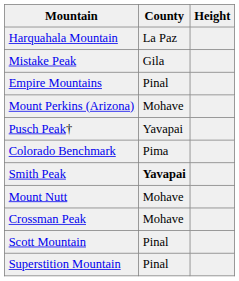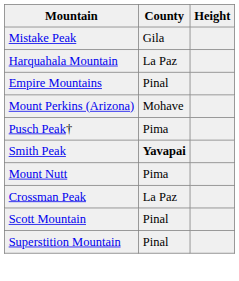rows swapped: (42, 61) <-> (63, 38)
(163, 128) Yavapai -> (156, 128) Pima
- row: (62, 151)
(163, 196) Mohave -> (156, 174) Pima
(163, 219) Mohave -> (160, 196) La Paz
